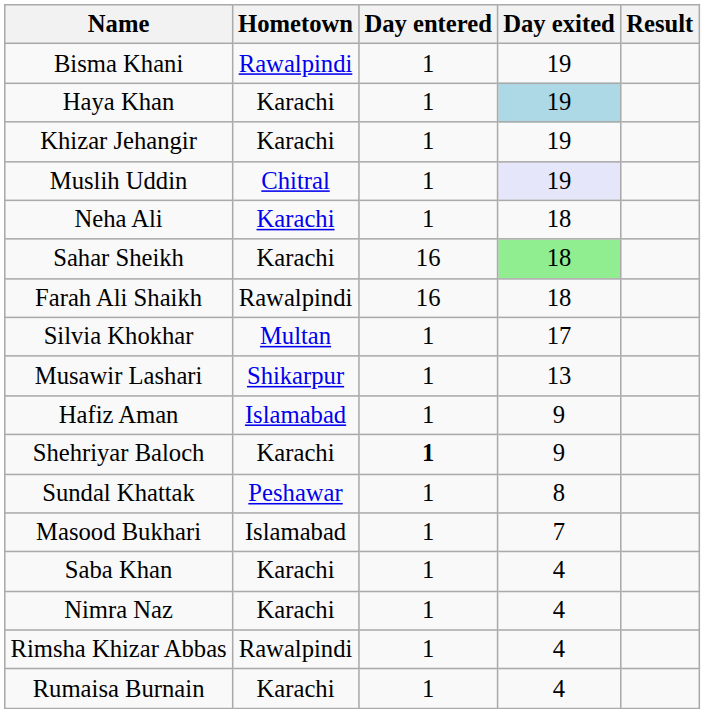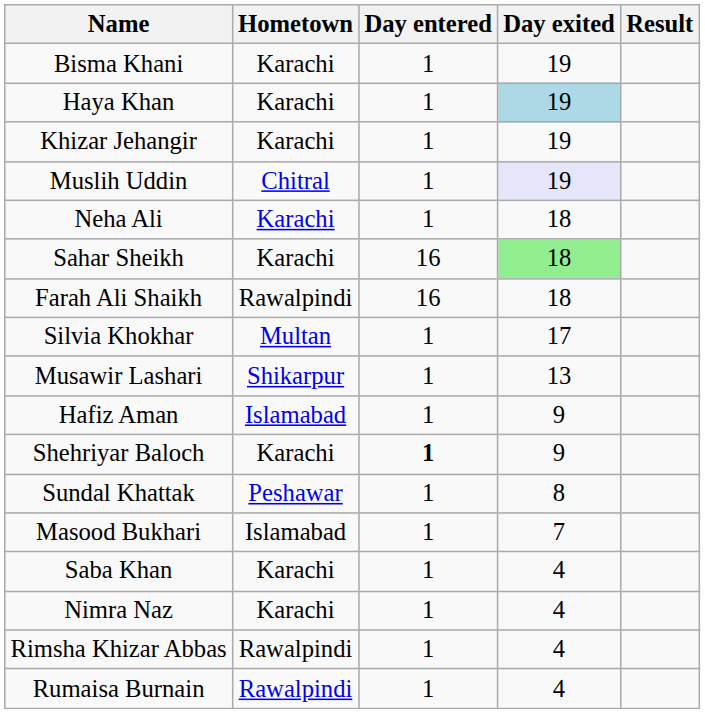(296, 63) Rawalpindi -> (296, 63) Karachi
(296, 688) Karachi -> (296, 688) Rawalpindi
